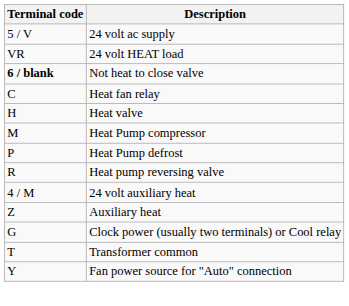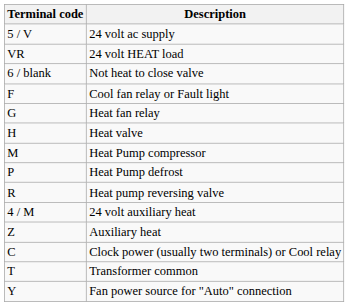(31, 73) bold -> (29, 73) normal
+ row: (159, 93)
(11, 93) C -> (12, 113) G
(12, 232) G -> (11, 251) C
